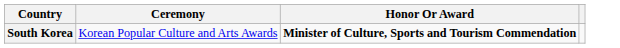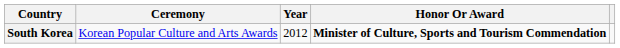+ column: (295, 14)
